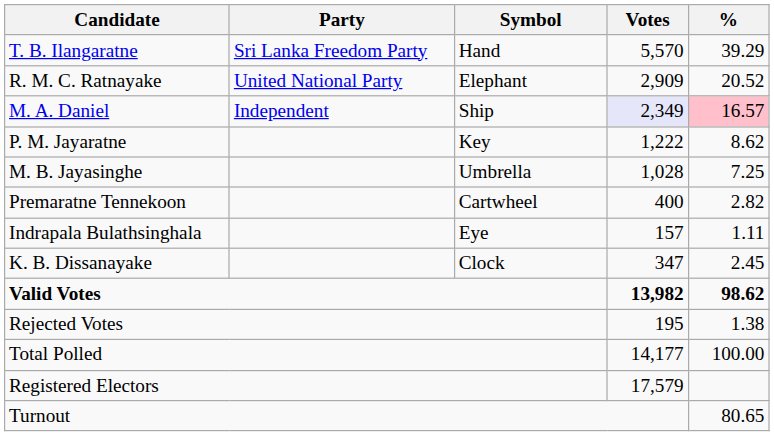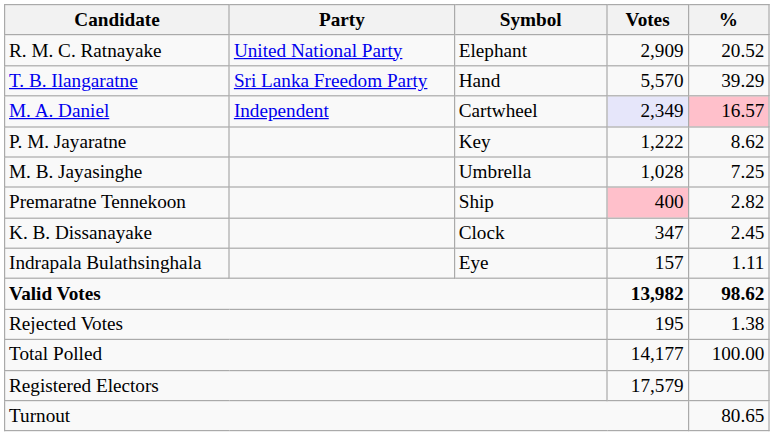rows swapped: (73, 50) <-> (85, 80)
(476, 111) Ship -> (498, 111) Cartwheel
(498, 202) Cartwheel -> (476, 202) Ship
(669, 202) no background -> (669, 202) pink background
rows swapped: (80, 263) <-> (105, 232)
